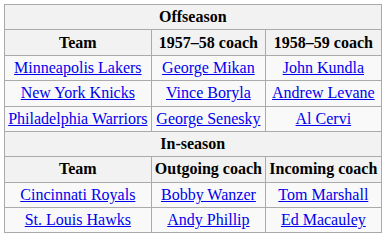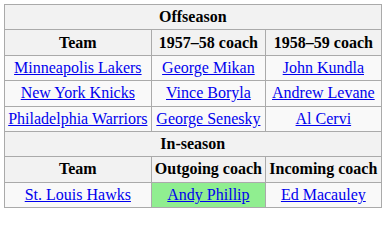- row: (78, 194)
(208, 220) no background -> (208, 194) lightgreen background
